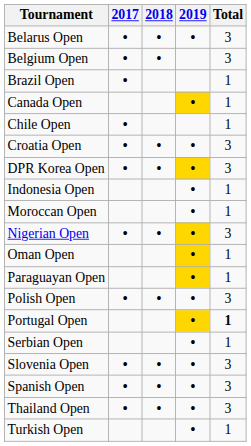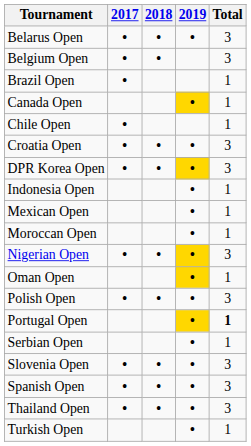+ row: (48, 211)
- row: (56, 277)
